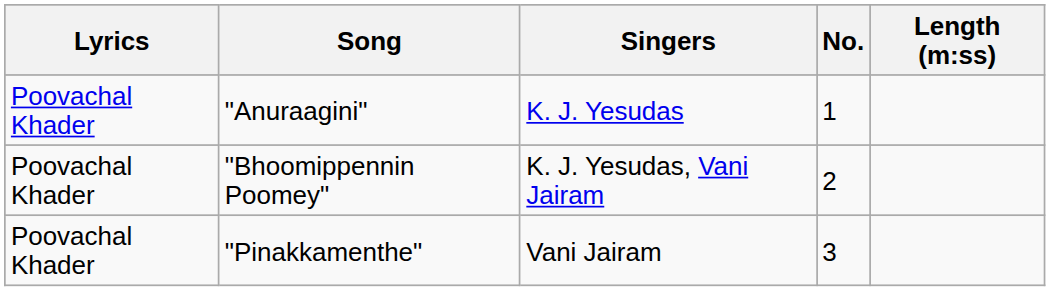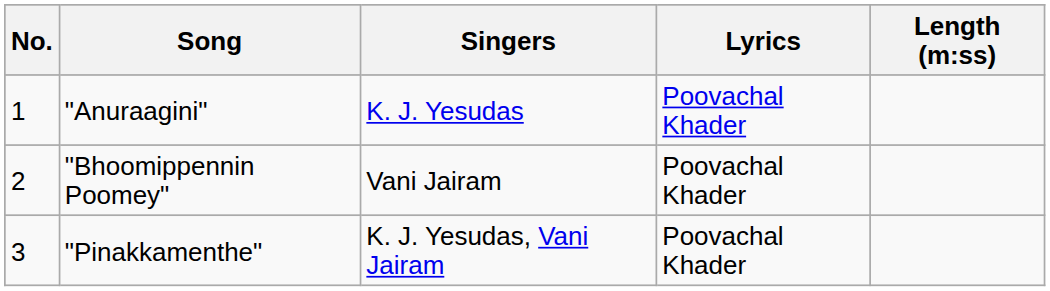columns swapped: (843, 40) <-> (112, 40)
(637, 181) K. J. Yesudas, Vani Jairam -> (434, 181) Vani Jairam
(594, 251) Vani Jairam -> (477, 251) K. J. Yesudas, Vani Jairam
